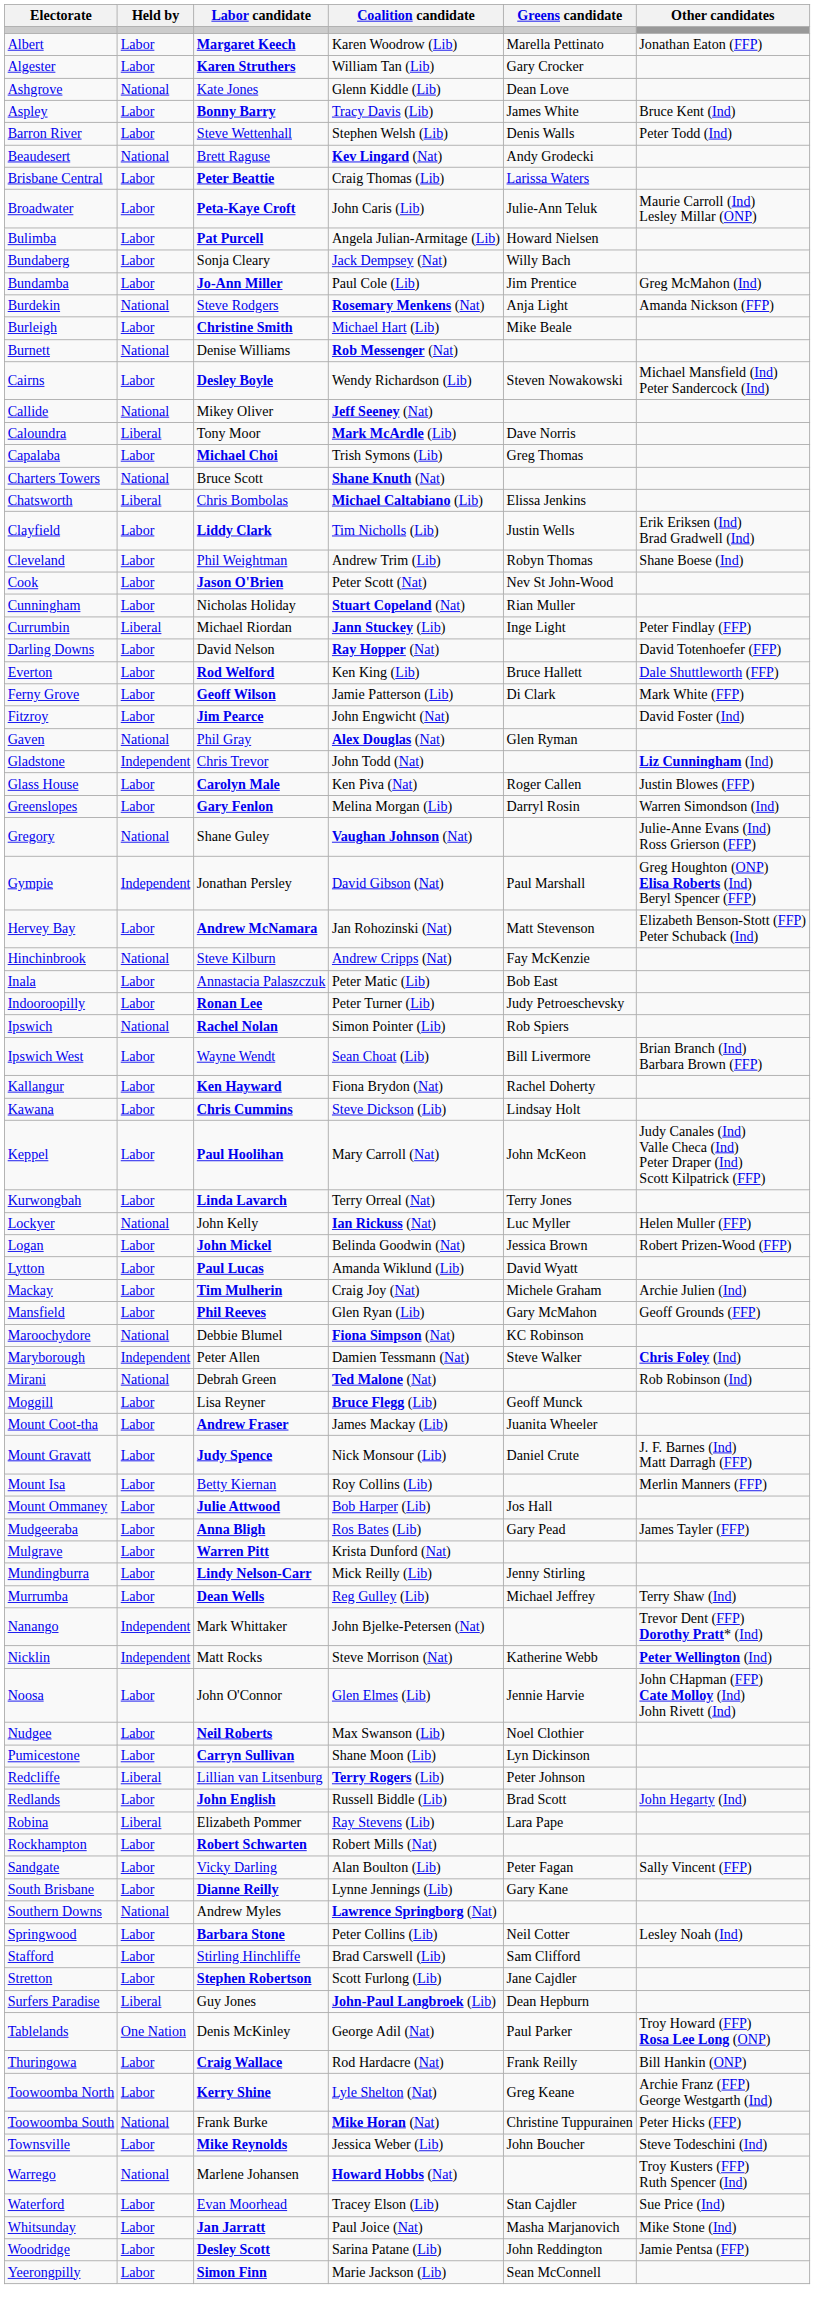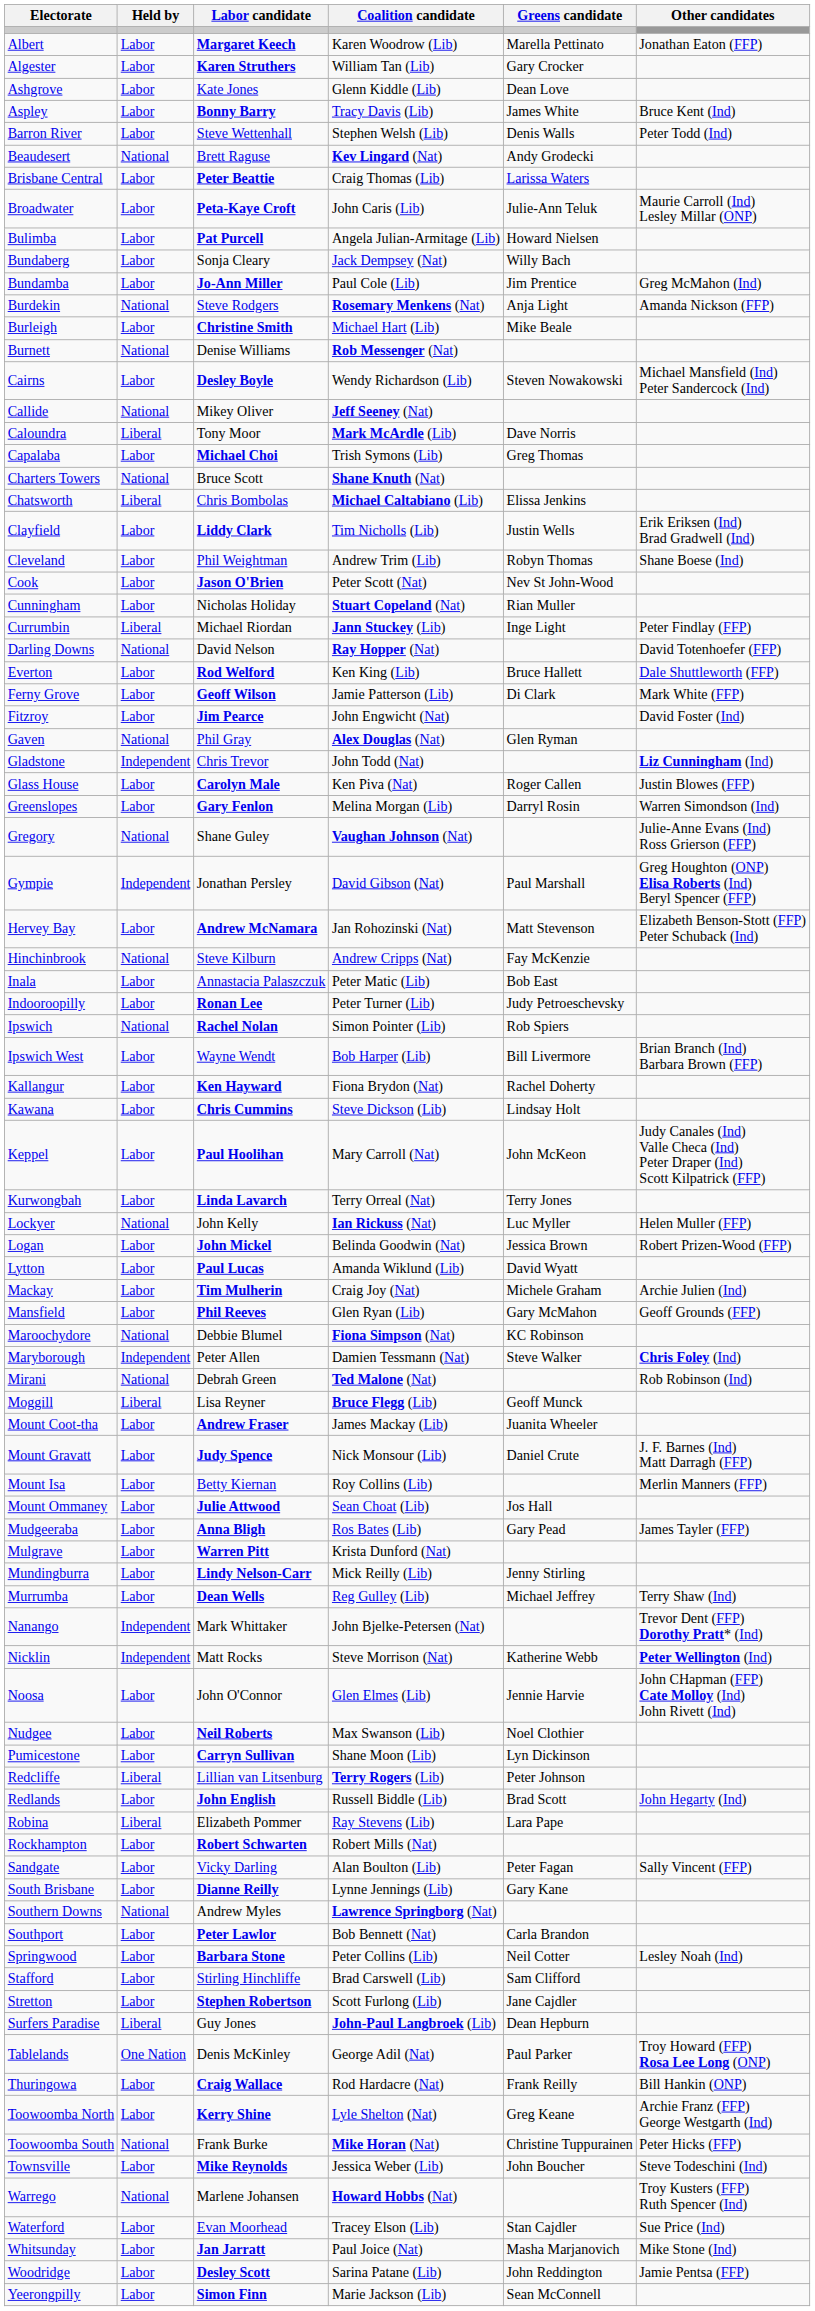(145, 89) National -> (138, 89) Labor
(138, 650) Labor -> (145, 650) National
(380, 1056) Sean Choat (Lib) -> (381, 1056) Bob Harper (Lib)
(138, 1402) Labor -> (141, 1402) Liberal
(381, 1507) Bob Harper (Lib) -> (380, 1507) Sean Choat (Lib)
+ row: (35, 1934)
